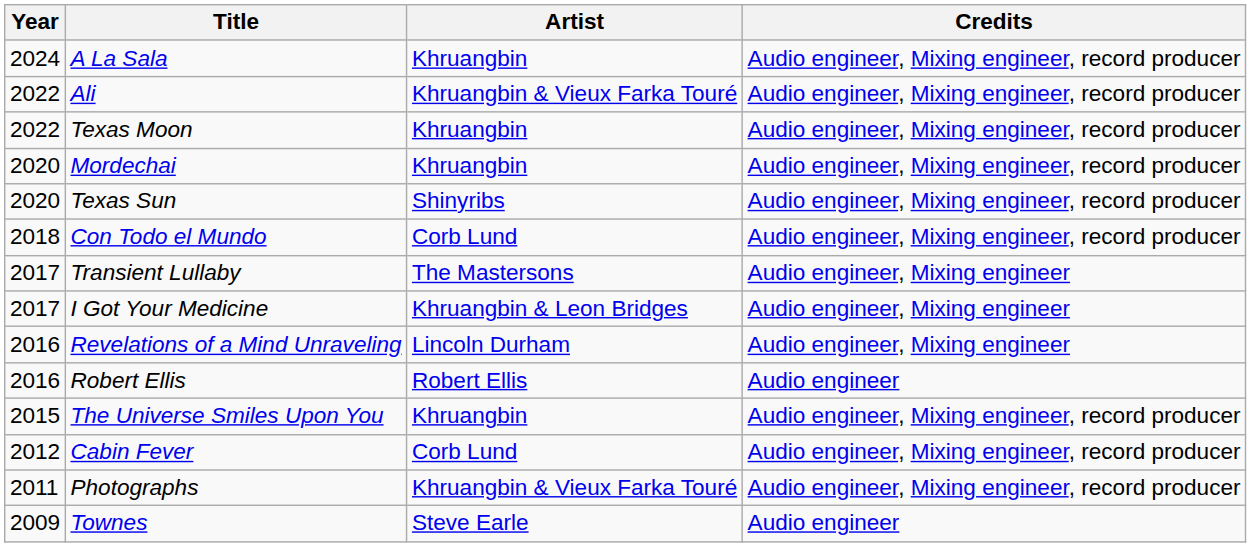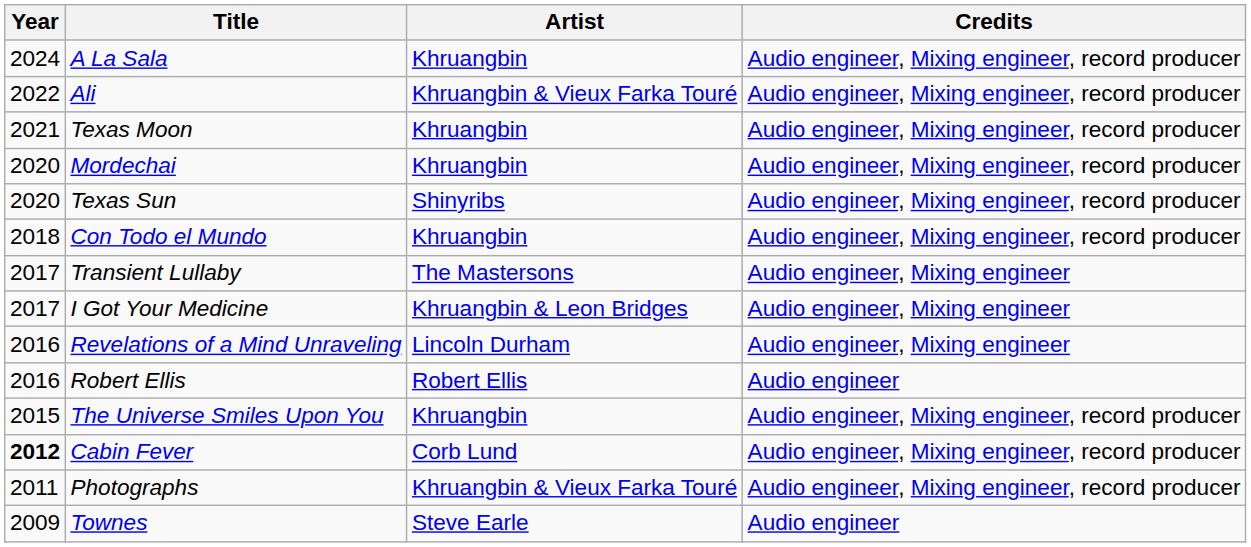(35, 129) 2022 -> (35, 129) 2021
(465, 237) Corb Lund -> (470, 237) Khruangbin
(35, 451) normal -> (35, 451) bold
